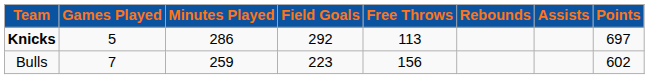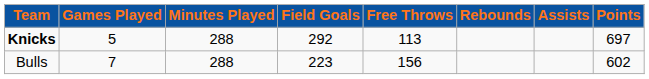(222, 39) 286 -> (222, 39) 288
(222, 62) 259 -> (222, 62) 288
